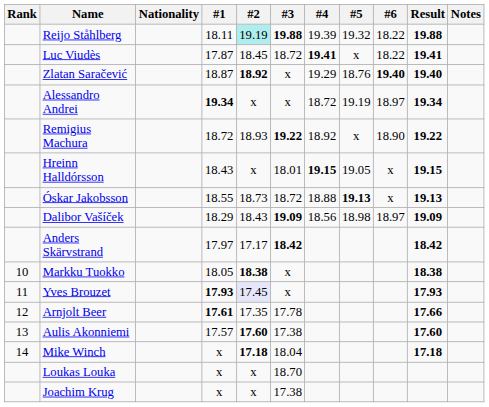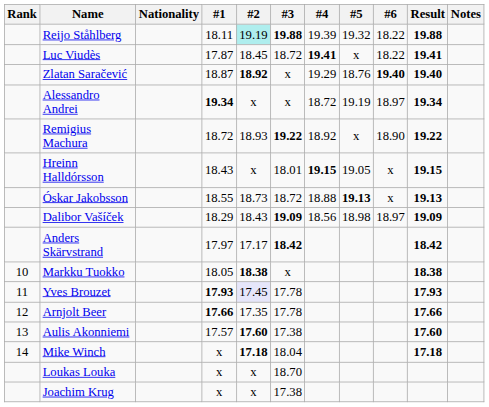(288, 291) x -> (288, 291) 17.78
(219, 311) 17.61 -> (219, 311) 17.66
